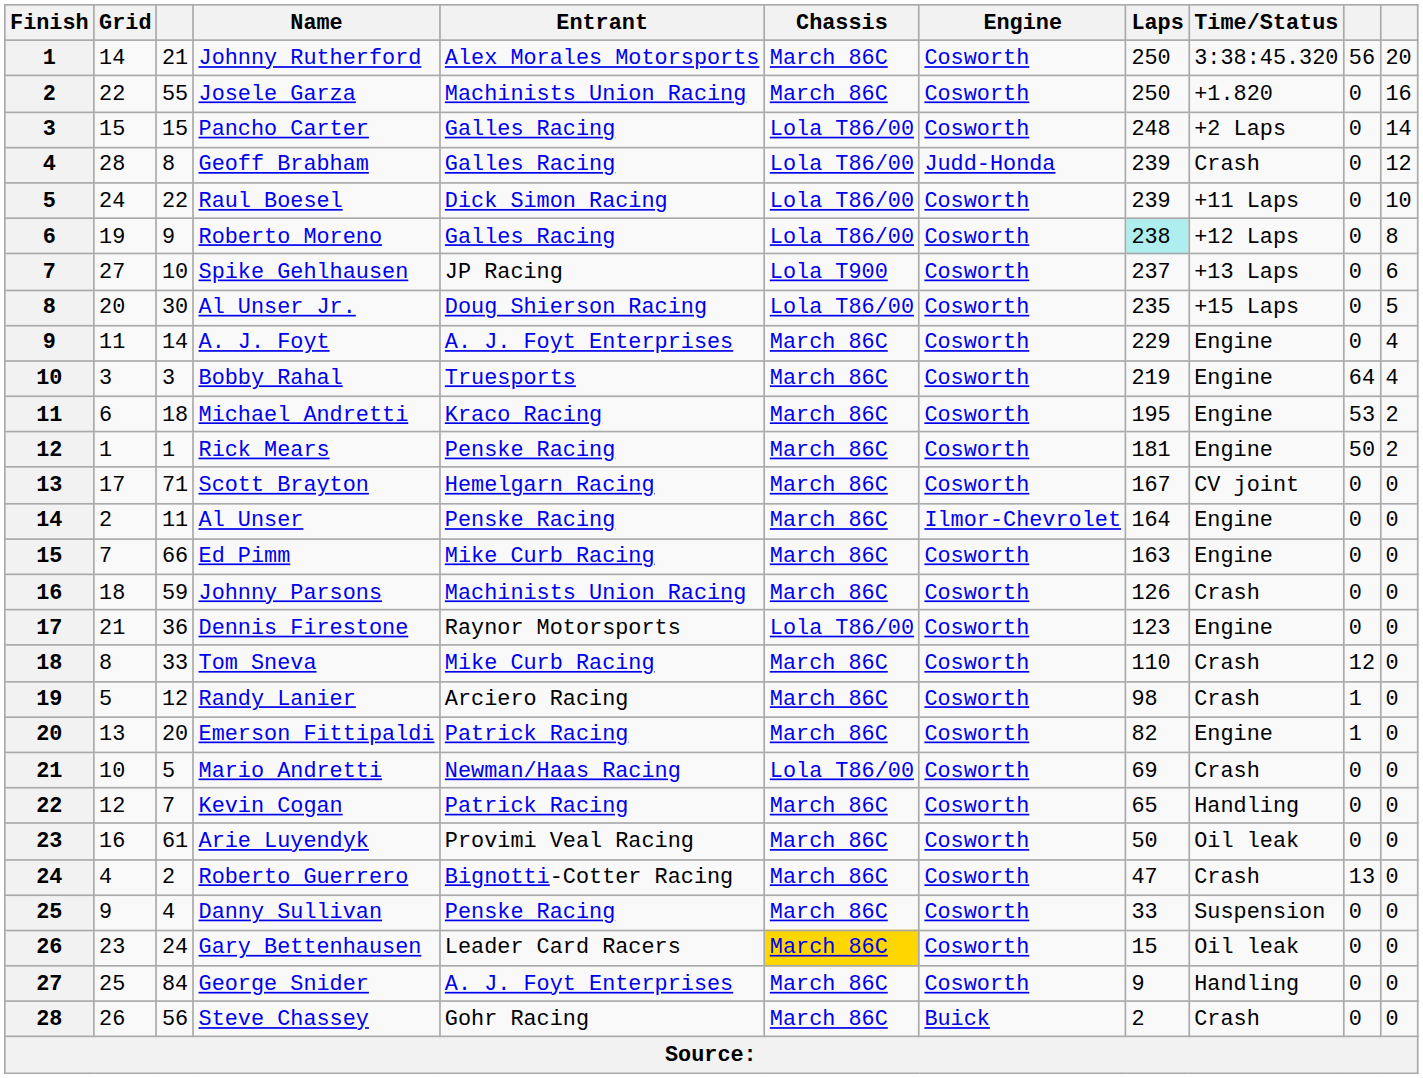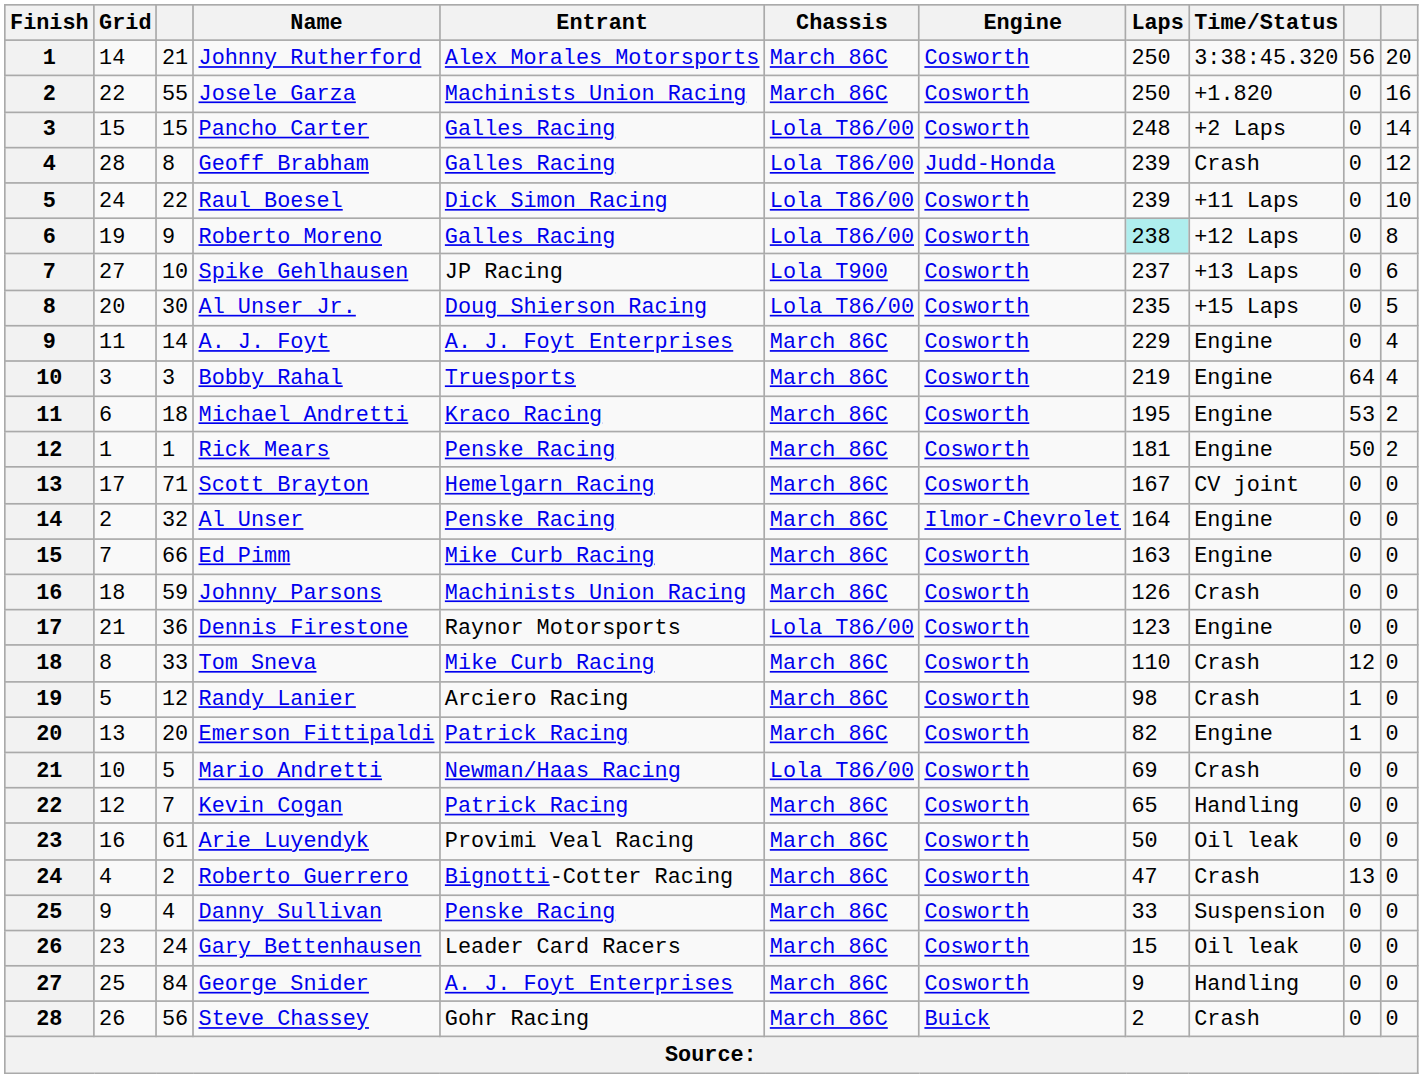(175, 521) 11 -> (175, 521) 32
(829, 948) gold background -> (829, 948) no background
